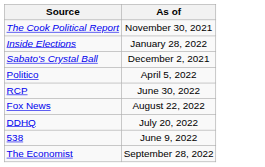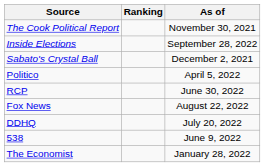+ column: (143, 12)
(169, 43) January 28, 2022 -> (212, 43) September 28, 2022
(169, 153) September 28, 2022 -> (212, 153) January 28, 2022
